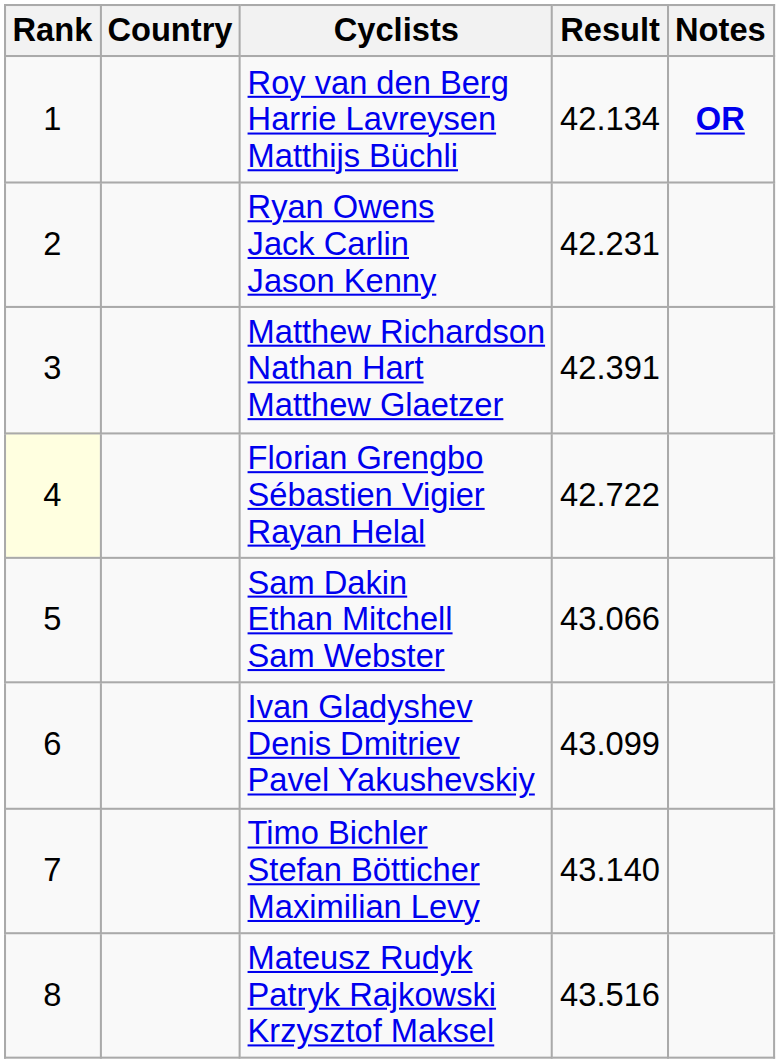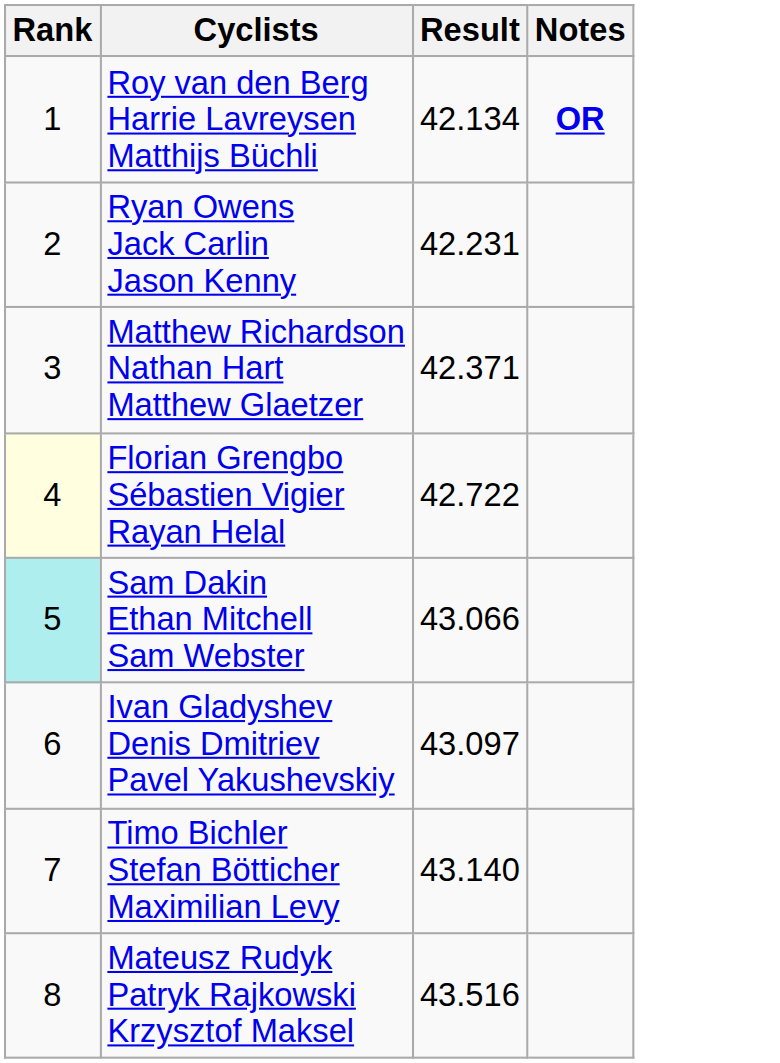- column: (170, 30)
(610, 369) 42.391 -> (470, 369) 42.371
(52, 619) no background -> (52, 619) paleturquoise background
(610, 744) 43.099 -> (470, 744) 43.097
